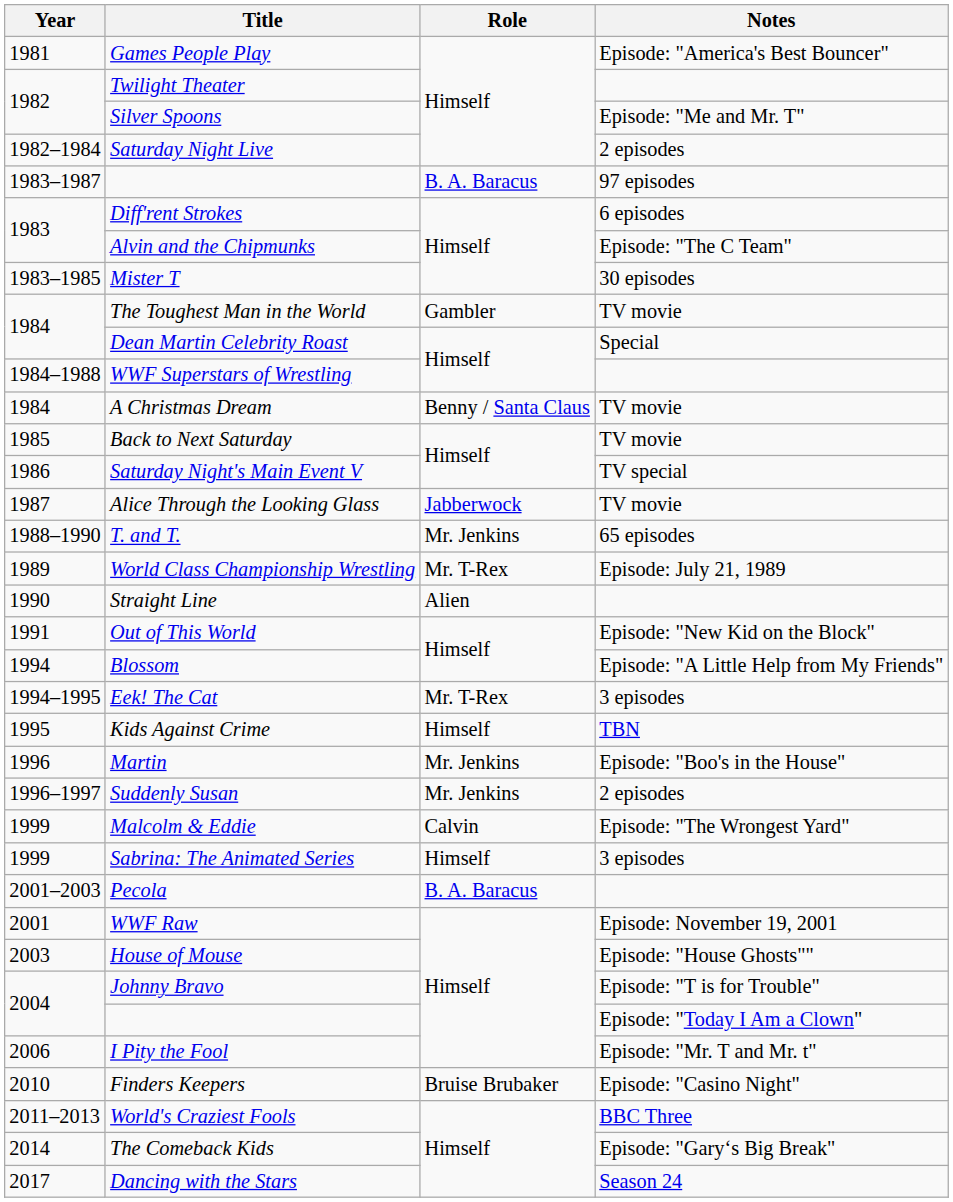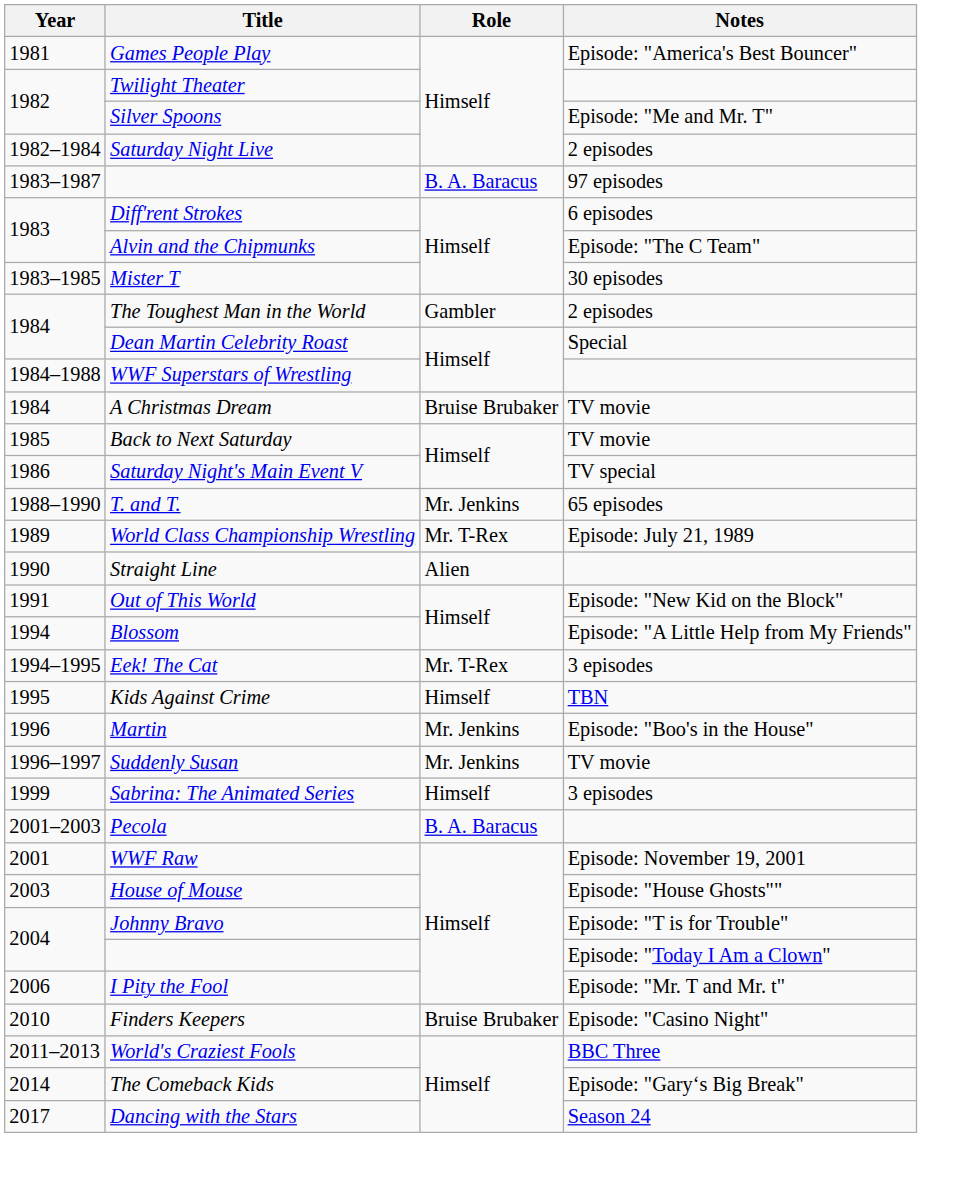(641, 310) TV movie -> (610, 310) 2 episodes
(507, 407) Benny / Santa Claus -> (491, 407) Bruise Brubaker
- row: (30, 504)
(642, 794) 2 episodes -> (609, 761) TV movie
- row: (30, 826)
